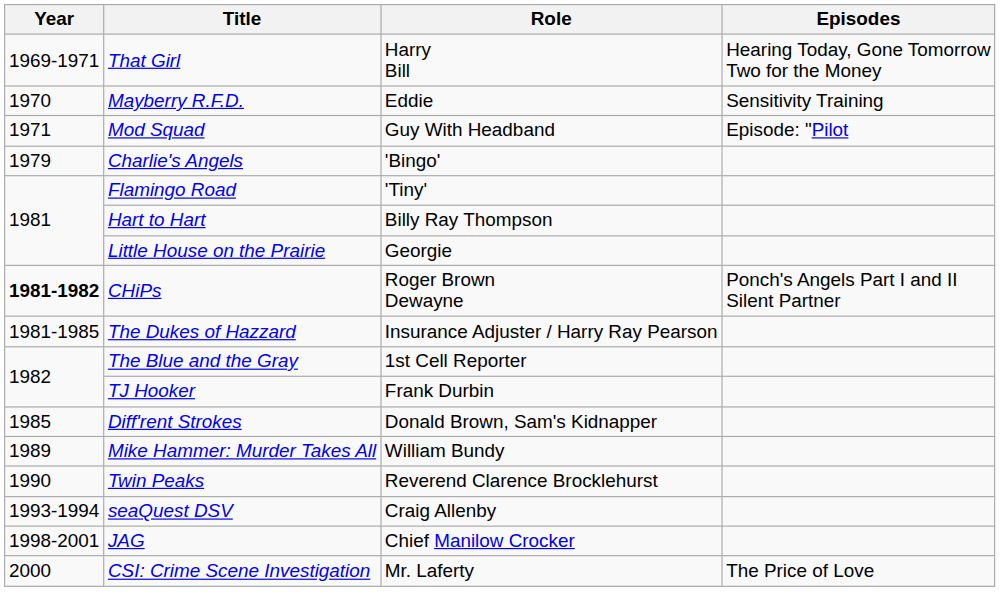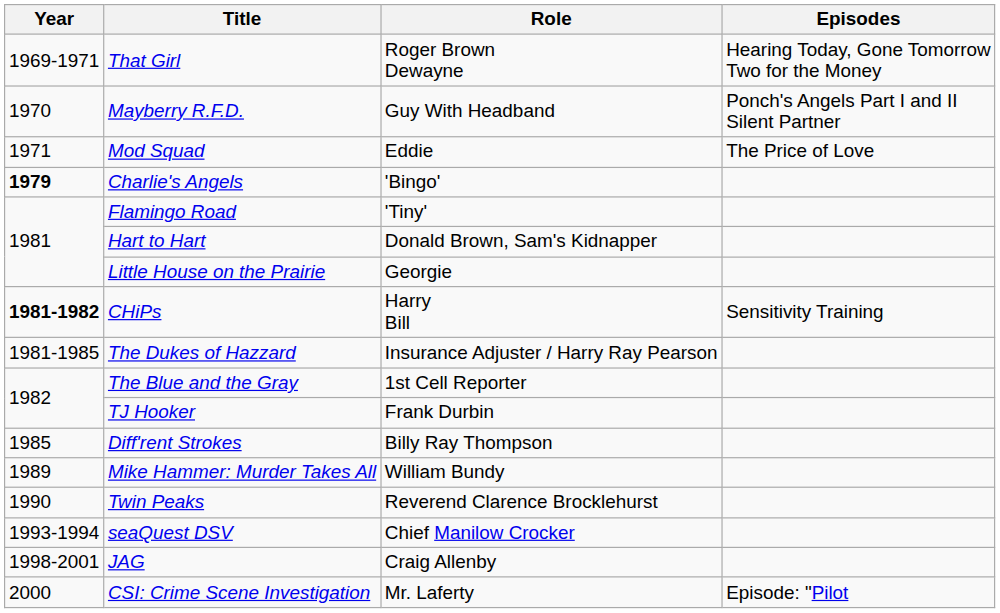(408, 60) Harry Bill -> (440, 60) Roger Brown Dewayne
(409, 100) Eddie -> (470, 111) Guy With Headband
(805, 100) Sensitivity Training -> (842, 111) Ponch's Angels Part I and II Silent Partner
(470, 130) Guy With Headband -> (409, 151) Eddie
(787, 130) Episode: "Pilot -> (800, 151) The Price of Love
(30, 160) normal -> (30, 181) bold
(469, 220) Billy Ray Thompson -> (521, 241) Donald Brown, Sam's Kidnapper
(440, 290) Roger Brown Dewayne -> (408, 312) Harry Bill
(842, 290) Ponch's Angels Part I and II Silent Partner -> (805, 312) Sensitivity Training
(521, 421) Donald Brown, Sam's Kidnapper -> (469, 442) Billy Ray Thompson
(440, 511) Craig Allenby -> (480, 532) Chief Manilow Crocker
(480, 541) Chief Manilow Crocker -> (440, 562) Craig Allenby
(800, 570) The Price of Love -> (787, 592) Episode: "Pilot
